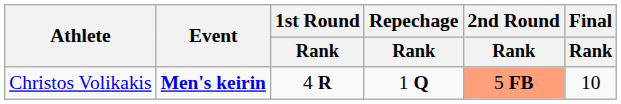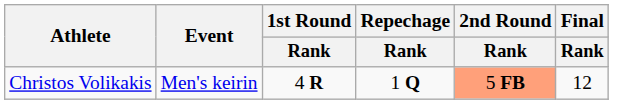(213, 83) bold -> (209, 83) normal
(591, 83) 10 -> (582, 83) 12
